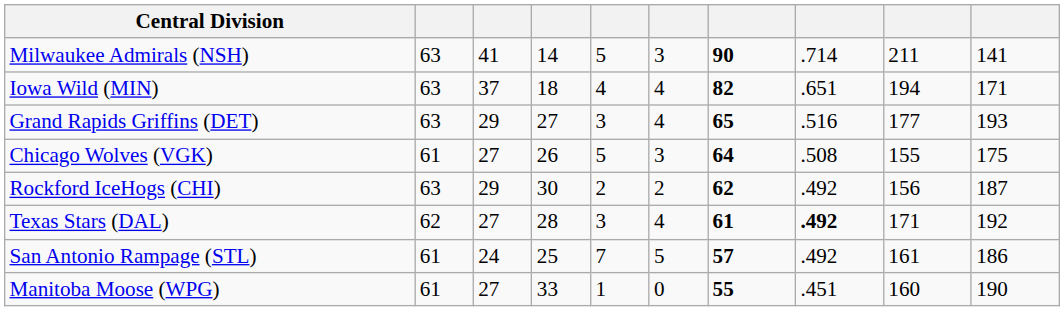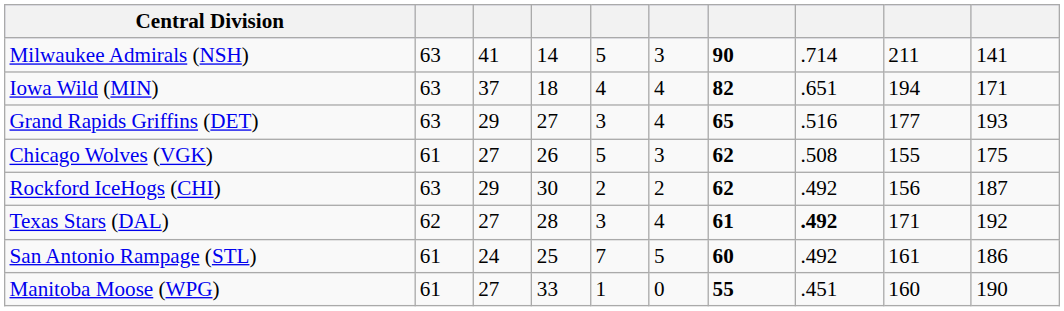(723, 155) 64 -> (723, 155) 62
(723, 255) 57 -> (723, 255) 60
